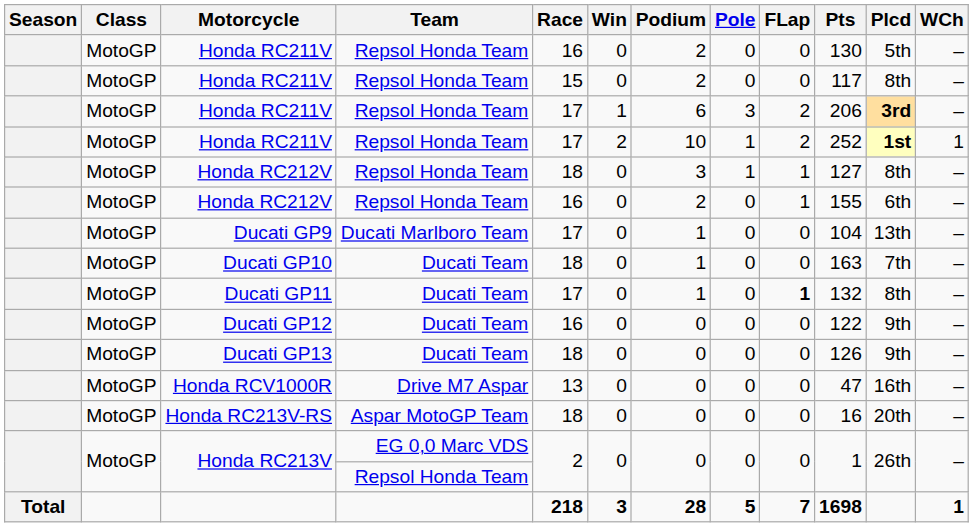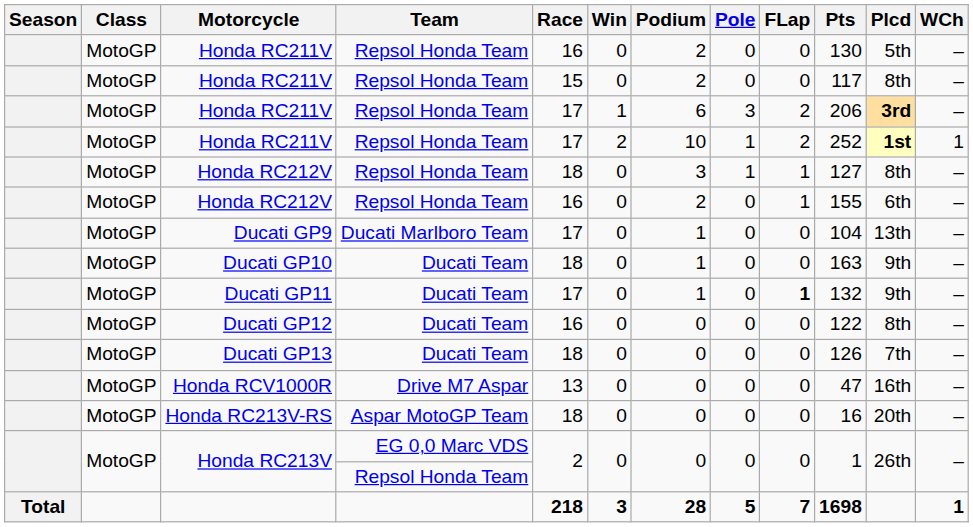(898, 263) 7th -> (898, 263) 9th
(898, 293) 8th -> (898, 293) 9th
(898, 324) 9th -> (898, 324) 8th
(898, 354) 9th -> (898, 354) 7th
